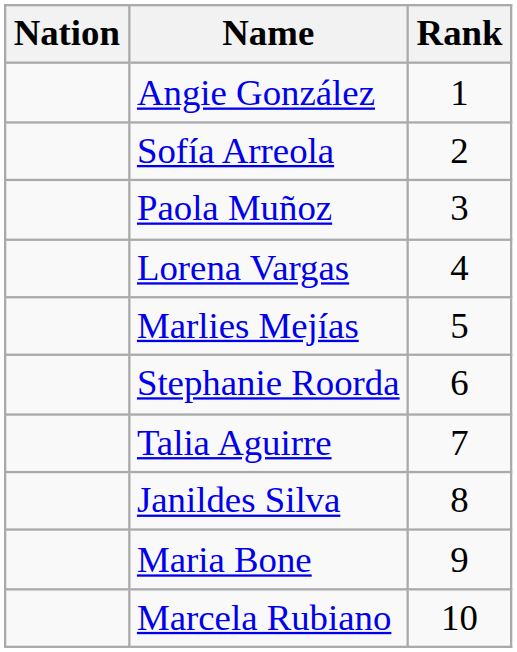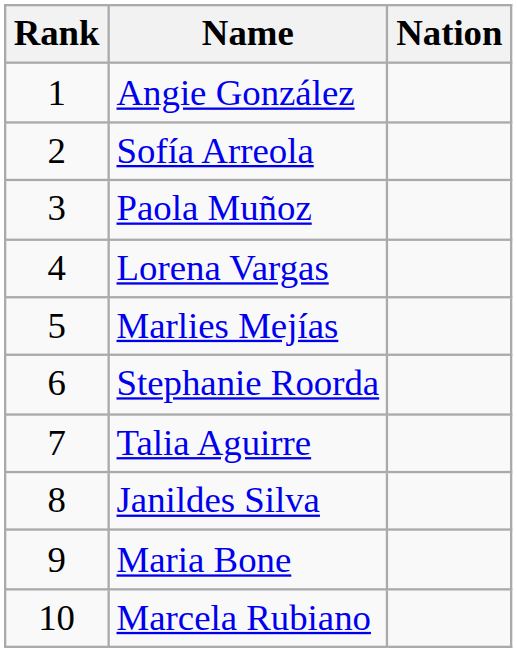columns swapped: (460, 33) <-> (67, 33)
